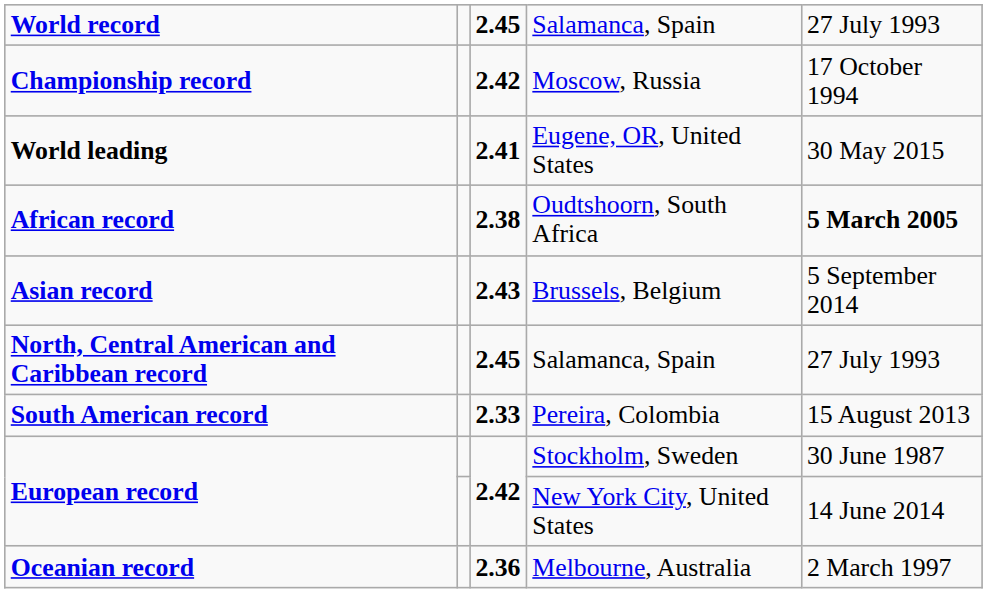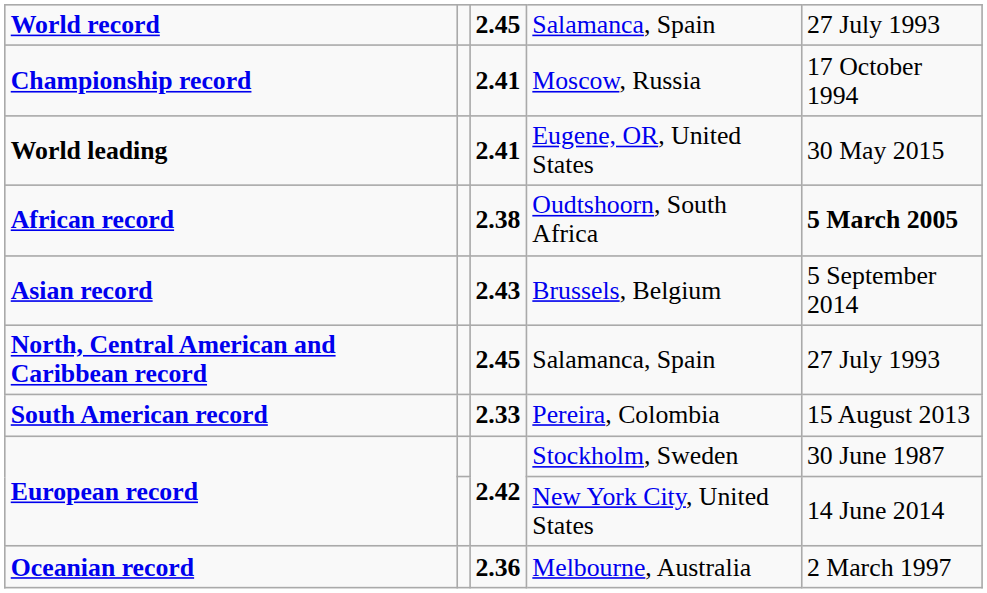(498, 80) 2.42 -> (498, 80) 2.41
